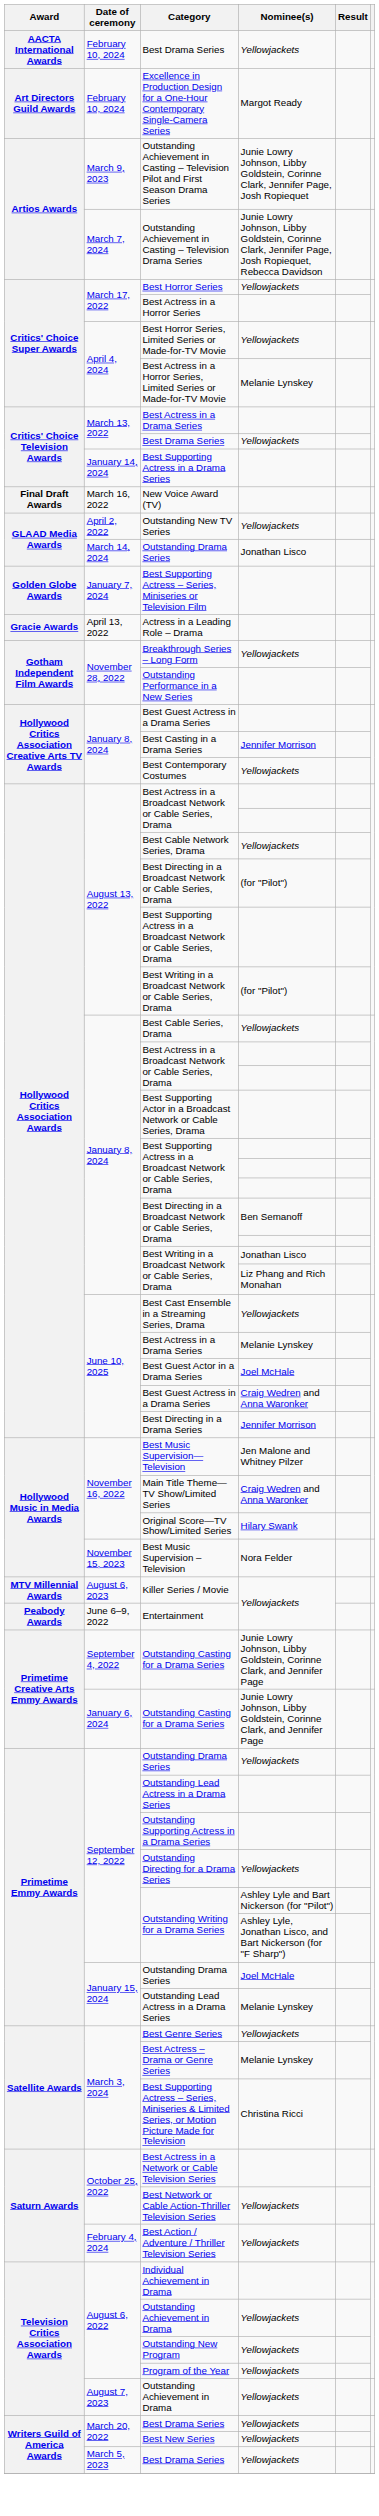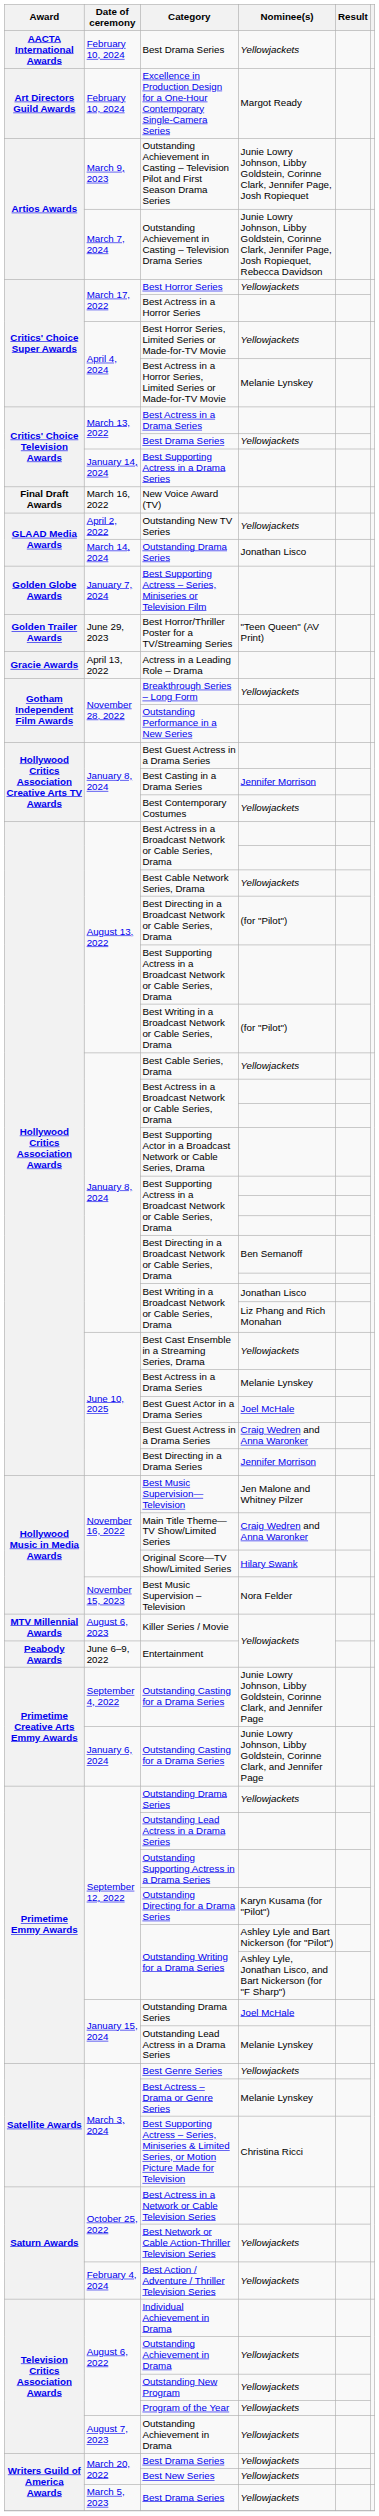+ row: (105, 633)
(270, 1868) Yellowjackets -> (281, 1906) Karyn Kusama (for "Pilot")
